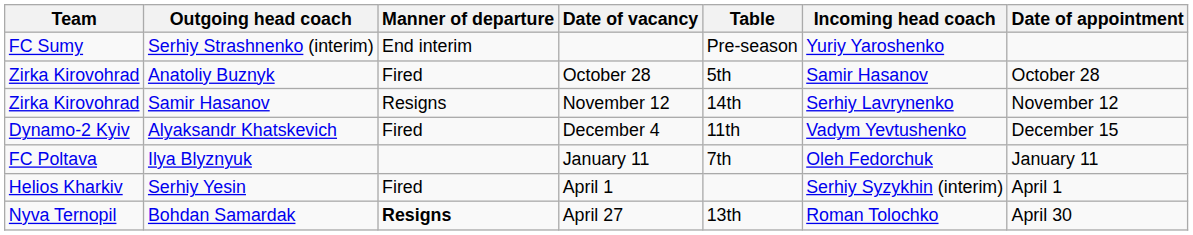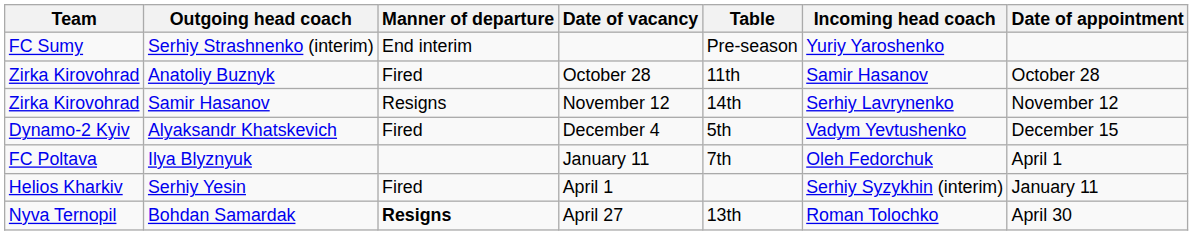(719, 74) 5th -> (723, 74) 11th
(723, 131) 11th -> (719, 131) 5th
(1055, 159) January 11 -> (1037, 159) April 1
(1037, 187) April 1 -> (1055, 187) January 11
